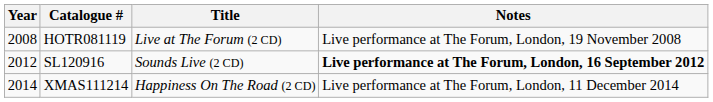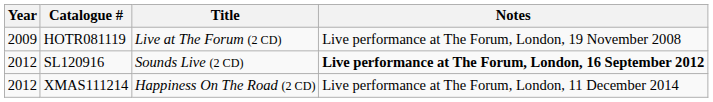(22, 39) 2008 -> (22, 39) 2009
(22, 85) 2014 -> (22, 85) 2012
